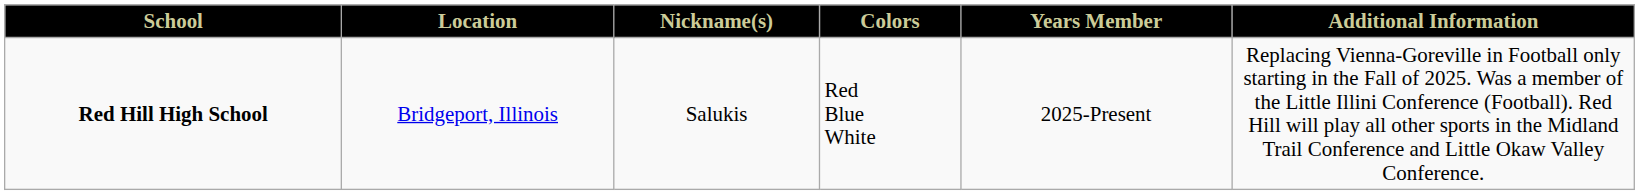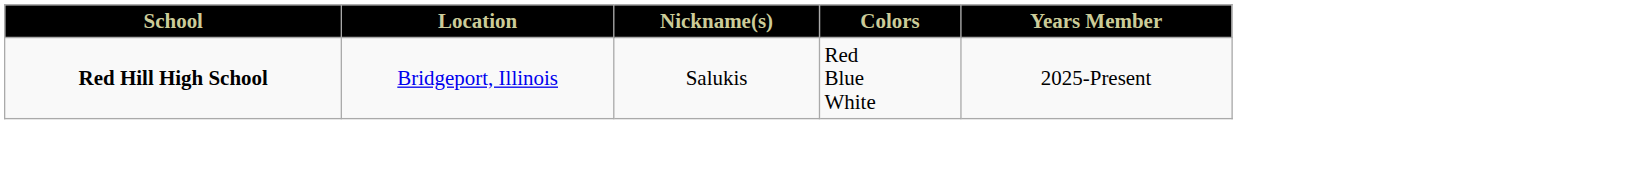- column: (1433, 21)
